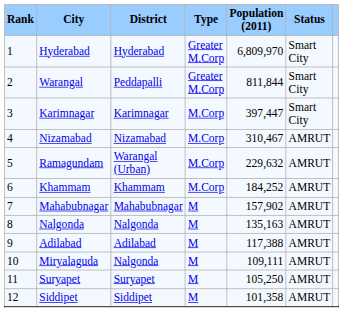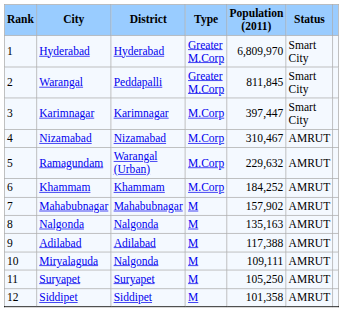(265, 82) 811,844 -> (265, 82) 811,845
